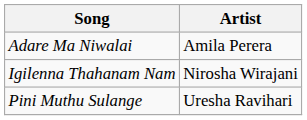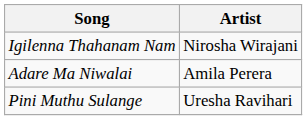rows swapped: (70, 46) <-> (92, 73)
